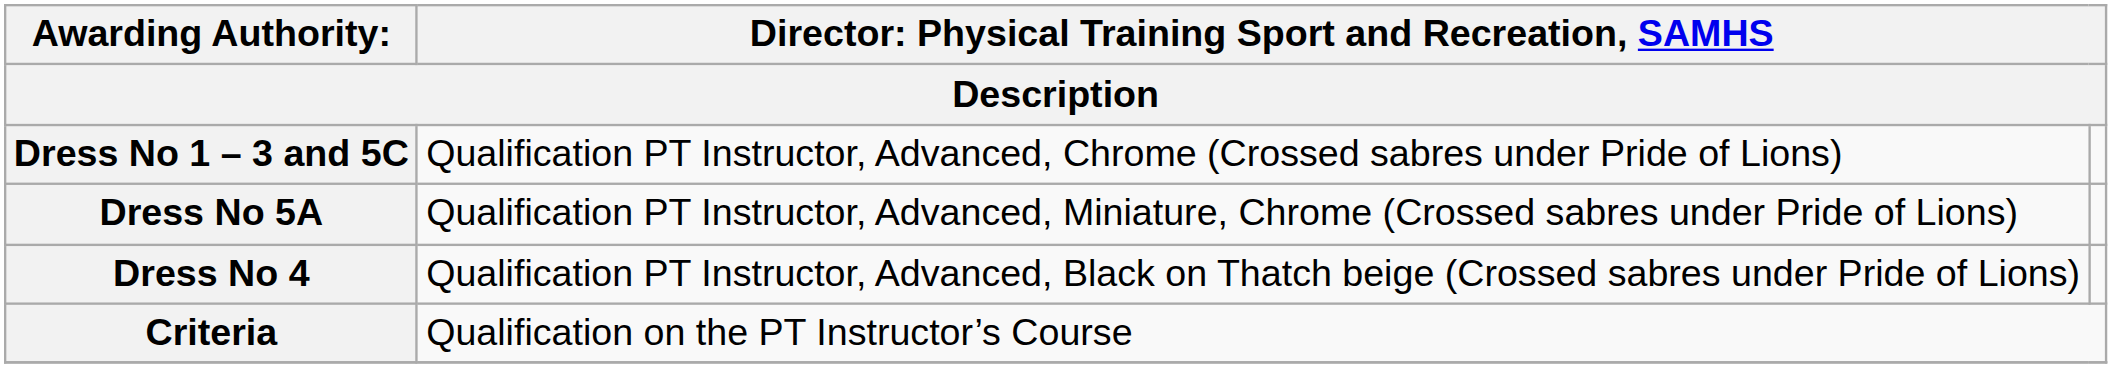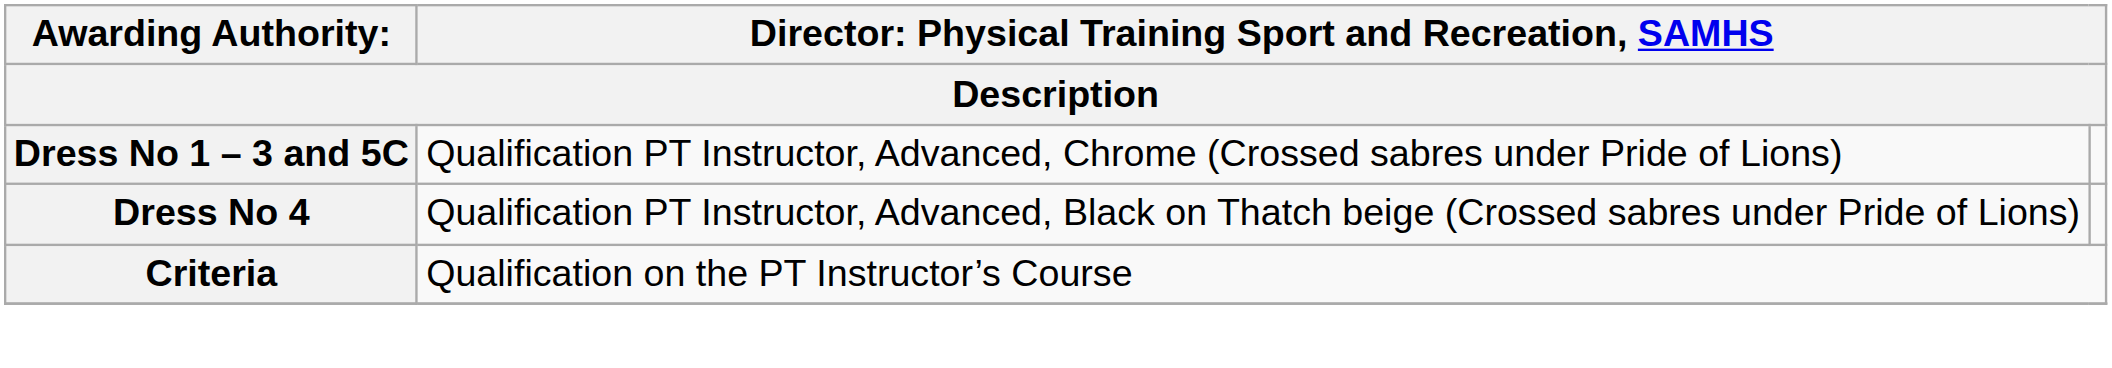- row: (211, 213)
